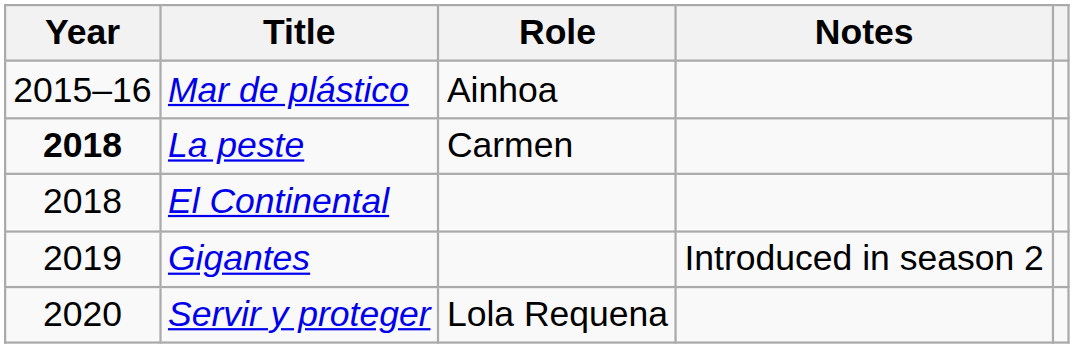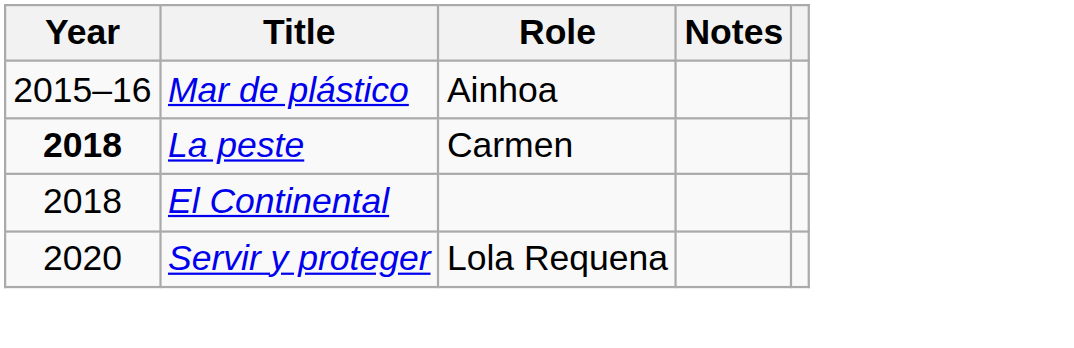- row: (239, 257)
